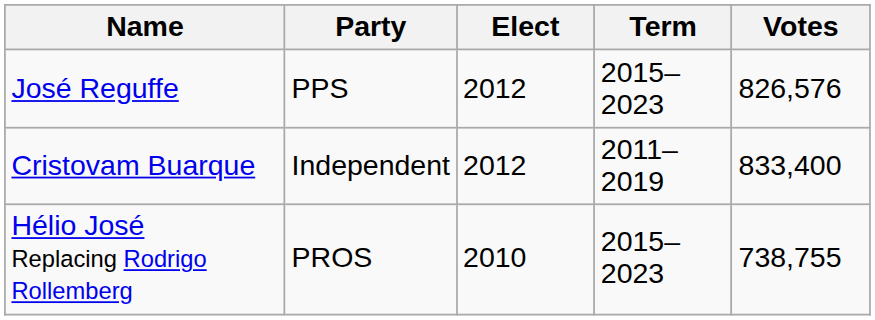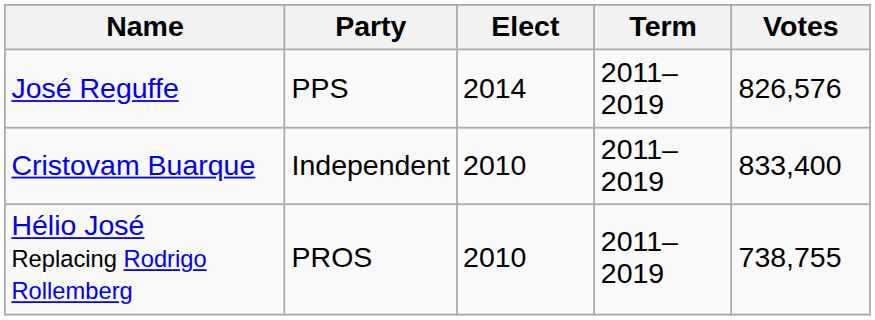(495, 88) 2012 -> (495, 88) 2014
(640, 88) 2015–2023 -> (639, 88) 2011–2019
(495, 165) 2012 -> (495, 165) 2010
(640, 258) 2015–2023 -> (639, 258) 2011–2019
